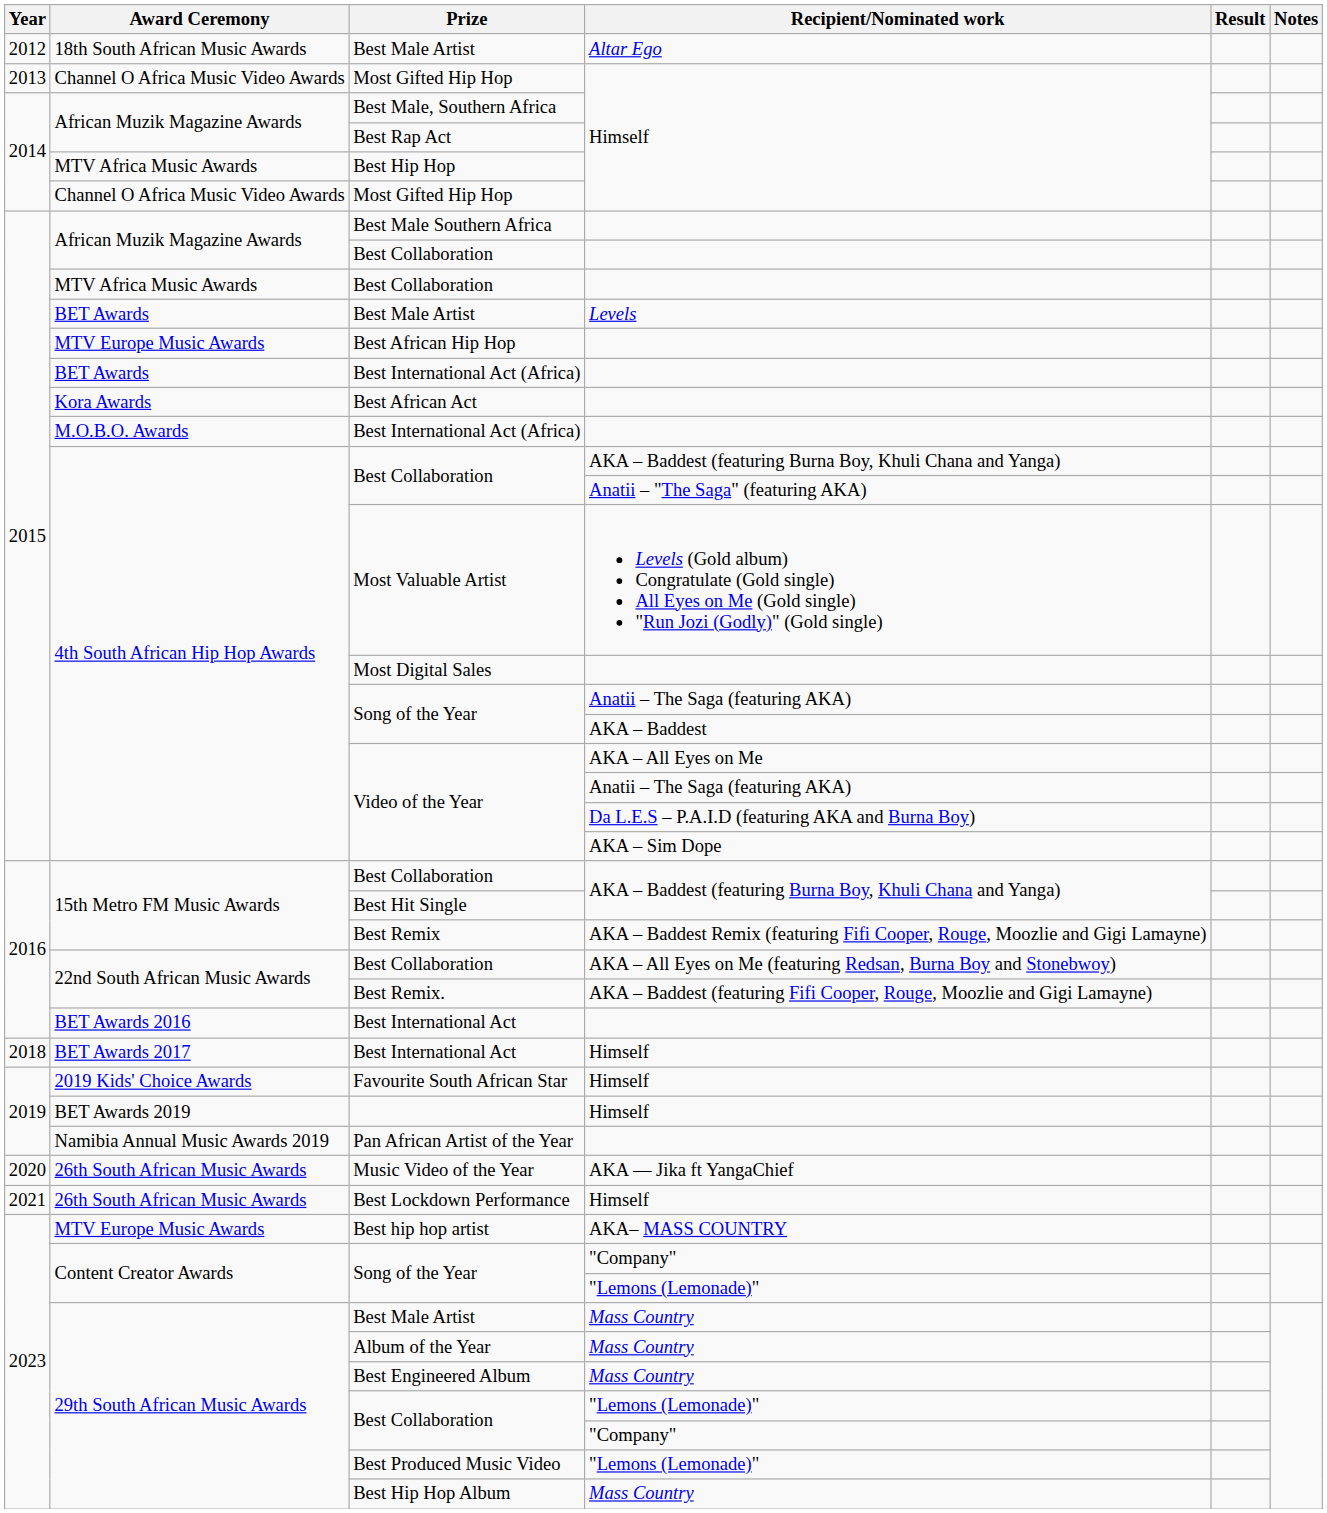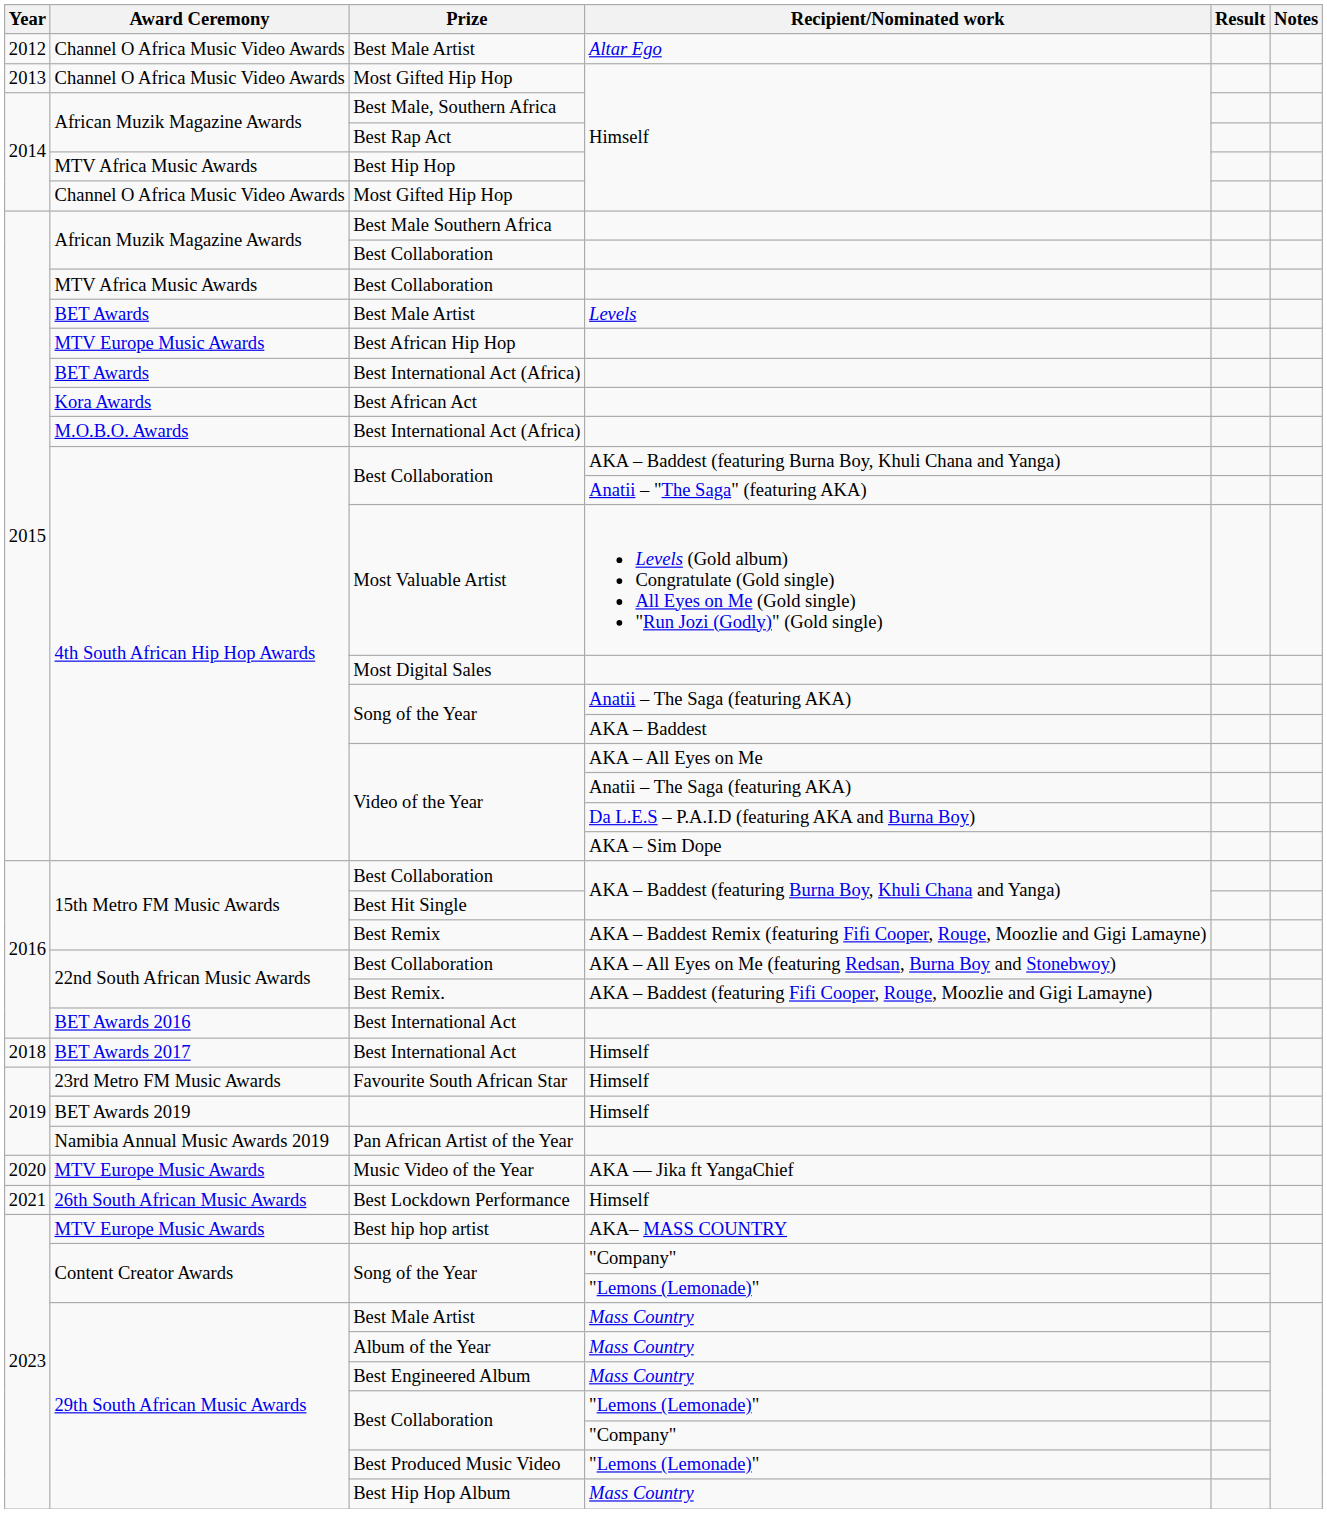(181, 48) 18th South African Music Awards -> (200, 48) Channel O Africa Music Video Awards
(153, 1081) 2019 Kids' Choice Awards -> (168, 1081) 23rd Metro FM Music Awards
(181, 1170) 26th South African Music Awards -> (159, 1170) MTV Europe Music Awards
